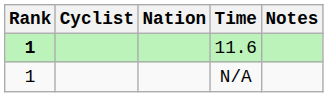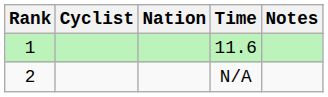(30, 48) bold -> (30, 48) normal
(30, 77) 1 -> (30, 77) 2
